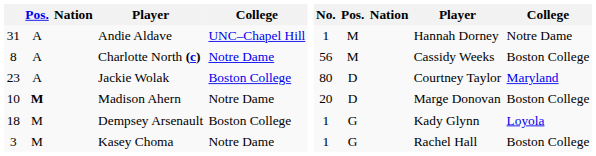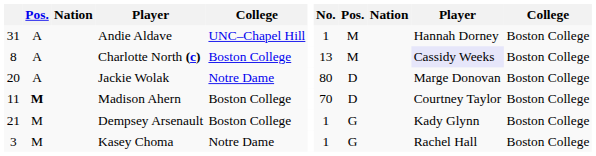(539, 36) Notre Dame -> (548, 36) Boston College
(241, 57) Notre Dame -> (250, 57) Boston College
(326, 57) 56 -> (326, 57) 13
(454, 57) no background -> (454, 57) lavender background
(13, 78) 23 -> (13, 78) 20
(250, 78) Boston College -> (241, 78) Notre Dame
(457, 78) Courtney Taylor -> (457, 78) Marge Donovan
(533, 78) Maryland -> (548, 78) Boston College
(13, 99) 10 -> (13, 99) 11
(241, 99) Notre Dame -> (250, 99) Boston College
(326, 99) 20 -> (326, 99) 70
(457, 99) Marge Donovan -> (457, 99) Courtney Taylor
(13, 120) 18 -> (13, 120) 21
(525, 120) Loyola -> (548, 120) Boston College
